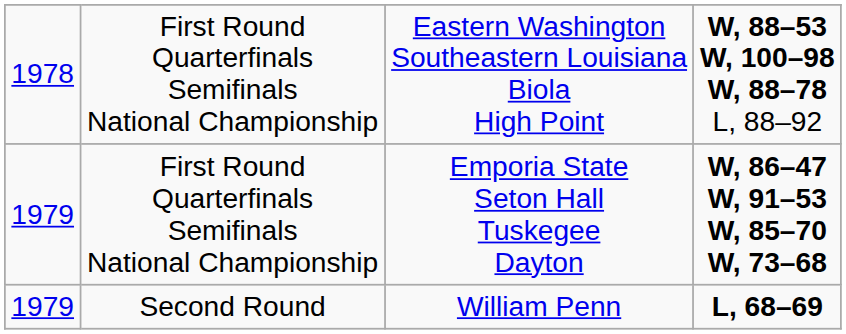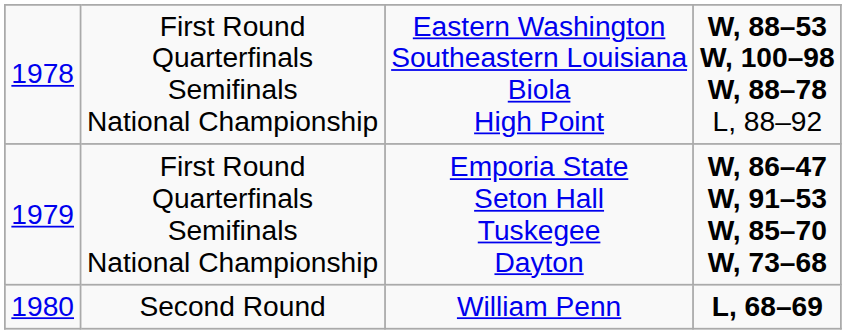(43, 306) 1979 -> (43, 306) 1980
